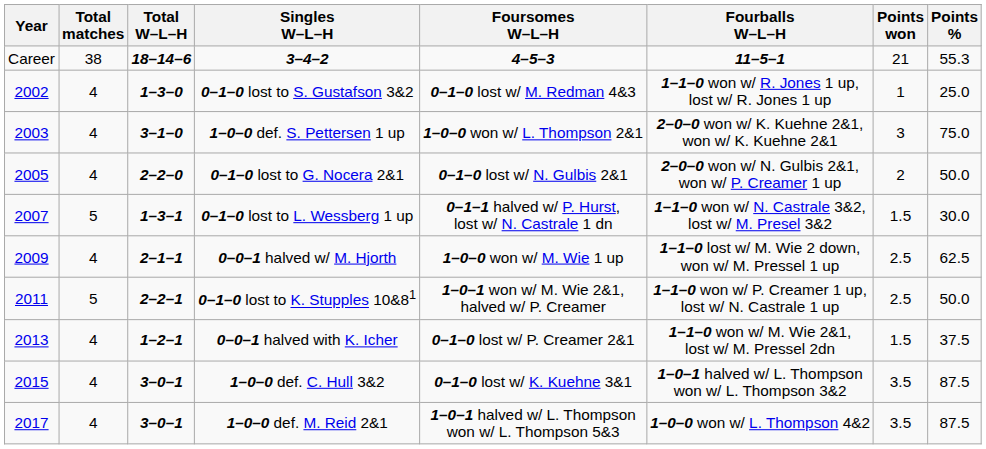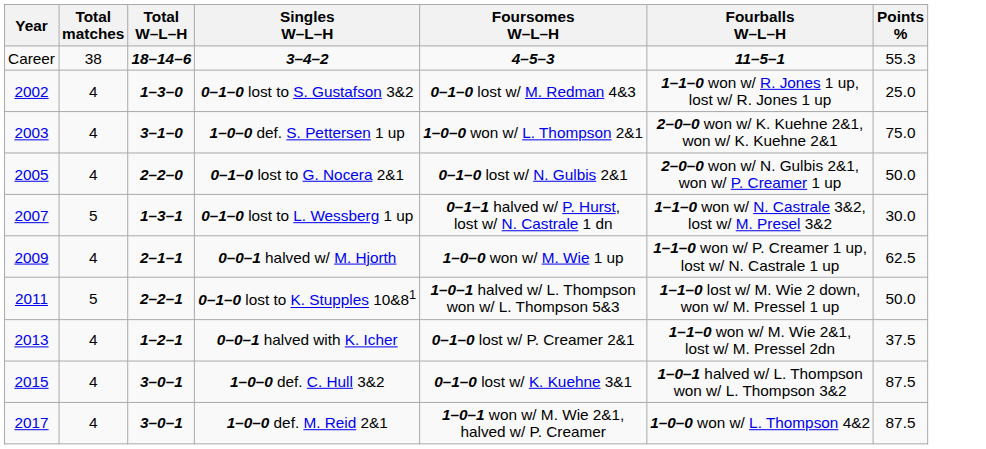- column: (901, 25)
(760, 257) 1–1–0 lost w/ M. Wie 2 down, won w/ M. Pressel 1 up -> (760, 257) 1–1–0 won w/ P. Creamer 1 up, lost w/ N. Castrale 1 up
(533, 299) 1–0–1 won w/ M. Wie 2&1, halved w/ P. Creamer -> (533, 299) 1–0–1 halved w/ L. Thompson won w/ L. Thompson 5&3
(760, 299) 1–1–0 won w/ P. Creamer 1 up, lost w/ N. Castrale 1 up -> (760, 299) 1–1–0 lost w/ M. Wie 2 down, won w/ M. Pressel 1 up
(533, 423) 1–0–1 halved w/ L. Thompson won w/ L. Thompson 5&3 -> (533, 423) 1–0–1 won w/ M. Wie 2&1, halved w/ P. Creamer
